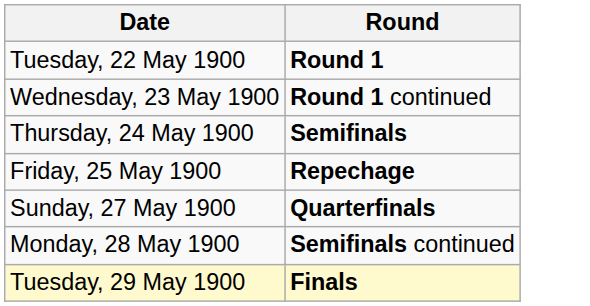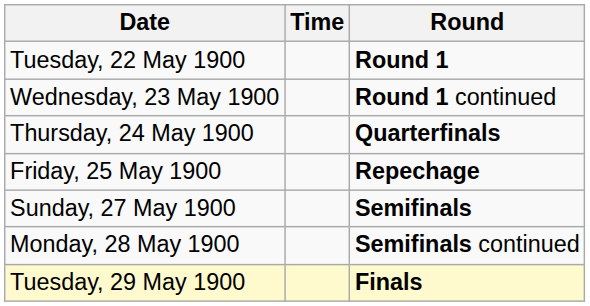+ column: (317, 23)
(349, 134) Semifinals -> (428, 134) Quarterfinals
(363, 208) Quarterfinals -> (413, 208) Semifinals
